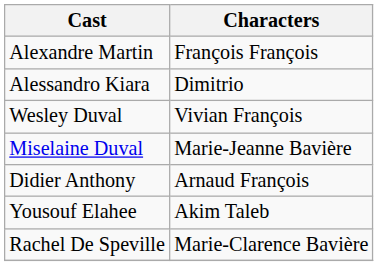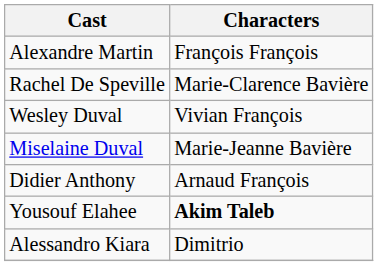rows swapped: (87, 244) <-> (80, 84)
(222, 212) normal -> (224, 212) bold
